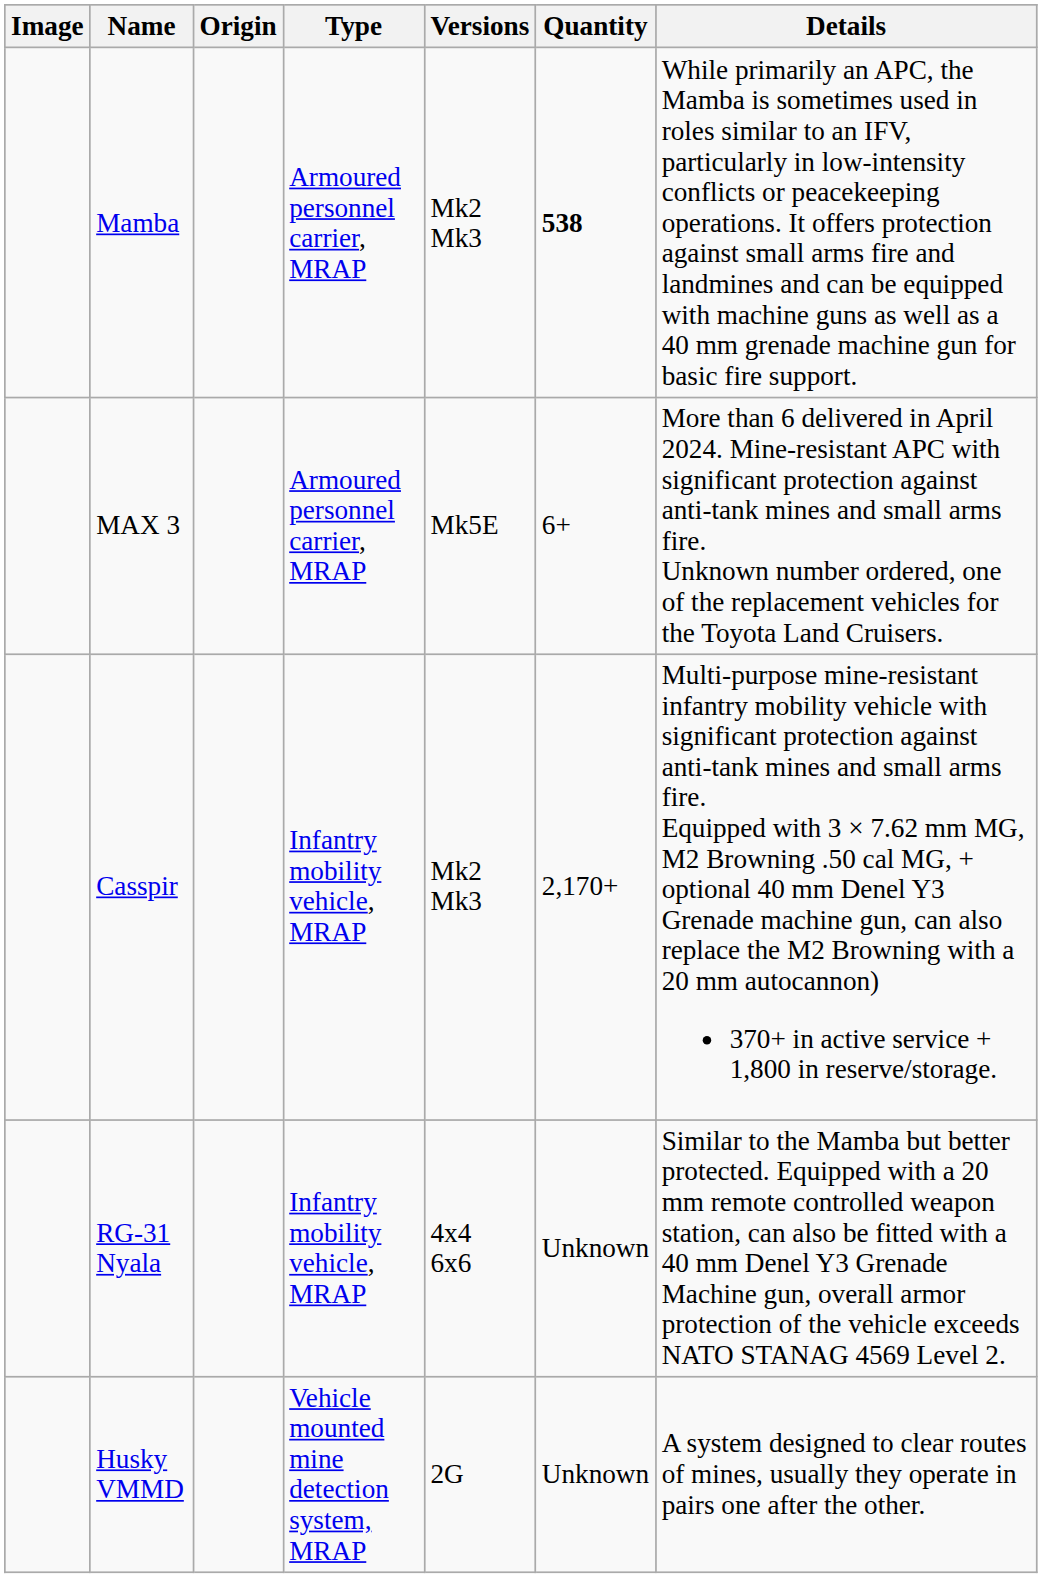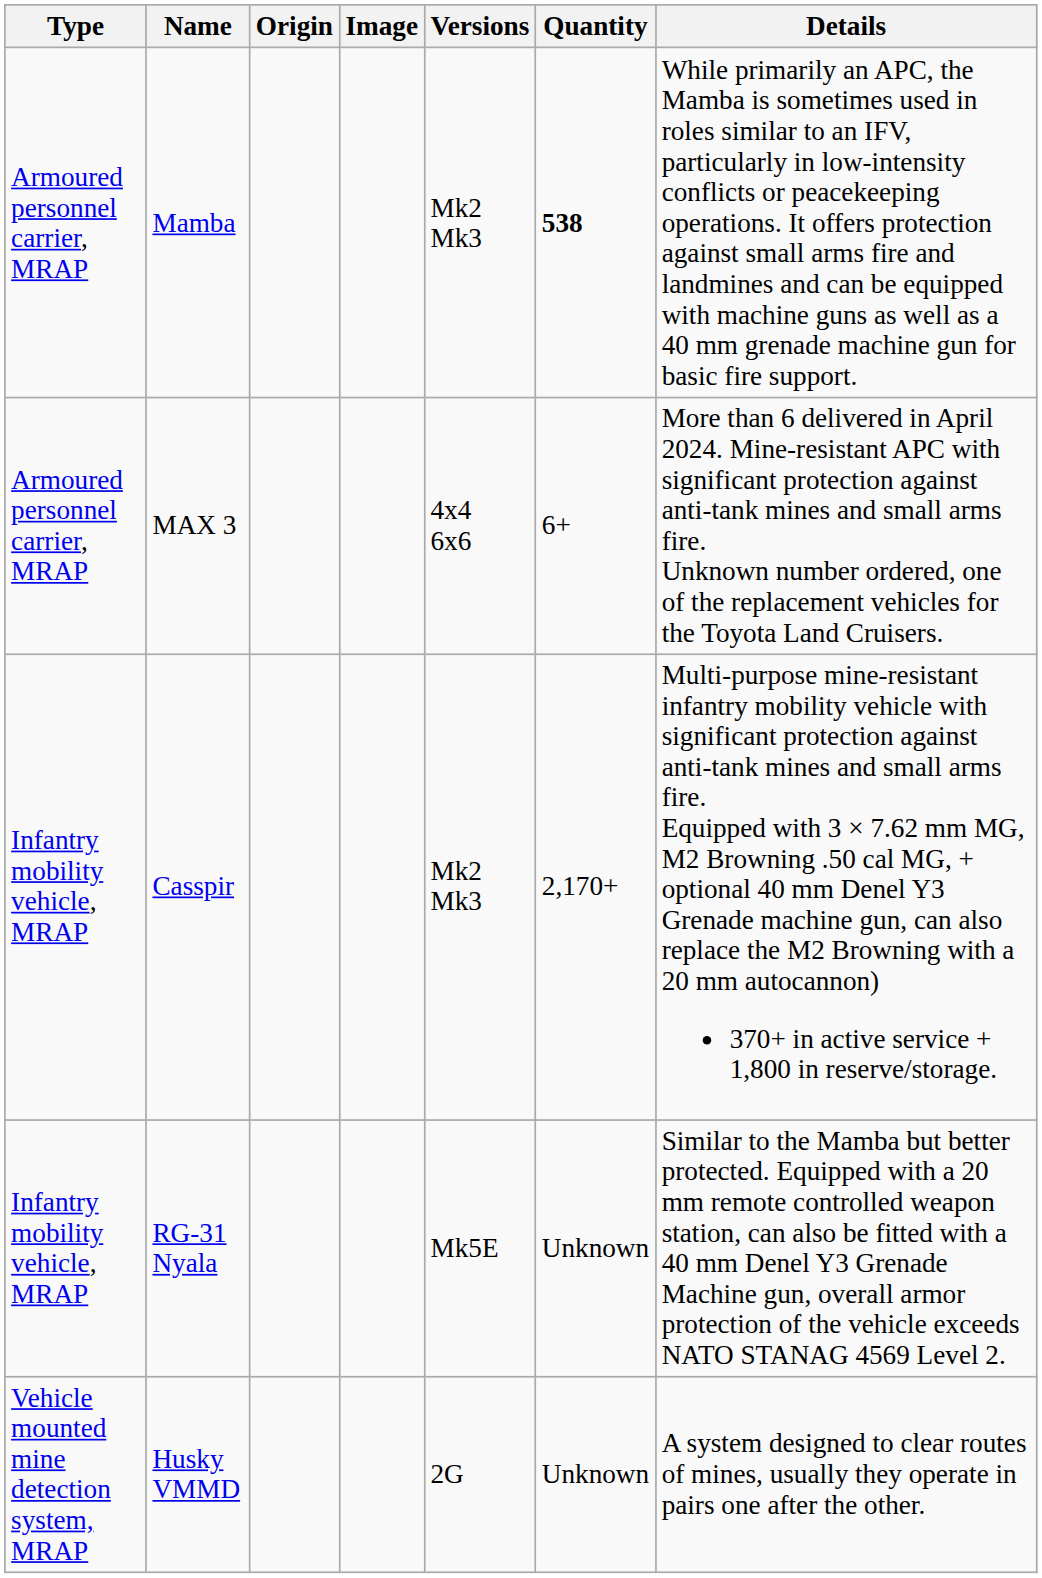columns swapped: (47, 26) <-> (354, 26)
(465, 525) Mk5E -> (451, 525) 4x4 6x6
(451, 1247) 4x4 6x6 -> (465, 1247) Mk5E
